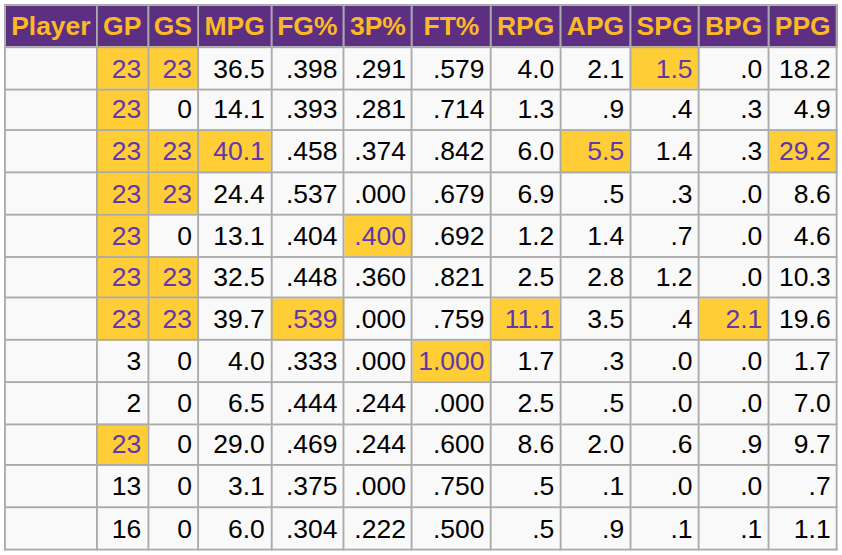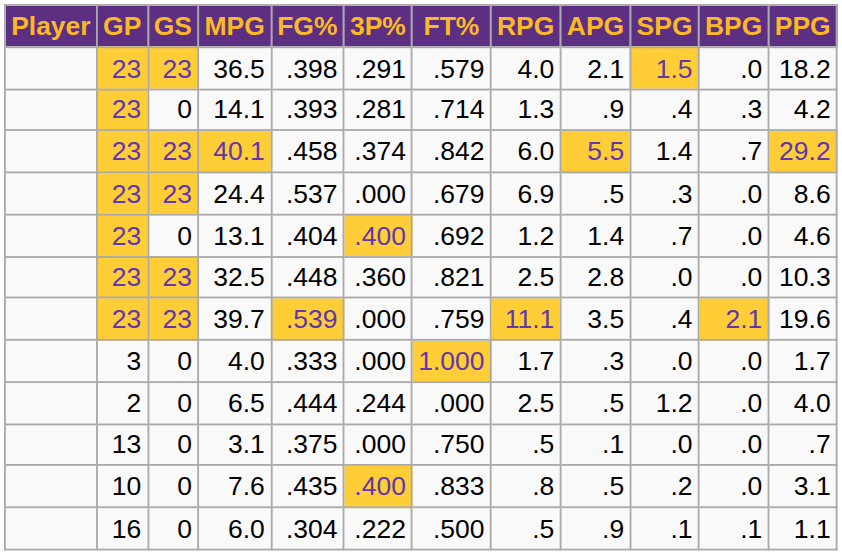(812, 110) 4.9 -> (812, 110) 4.2
(751, 152) .3 -> (751, 152) .7
(674, 277) 1.2 -> (681, 277) .0
(681, 403) .0 -> (674, 403) 1.2
(812, 403) 7.0 -> (812, 403) 4.0
- row: (239, 445)
+ row: (246, 487)
